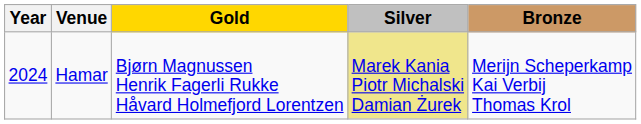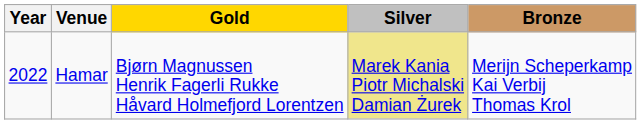(28, 75) 2024 -> (28, 75) 2022
